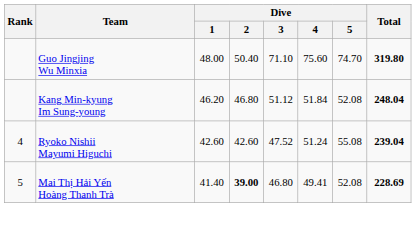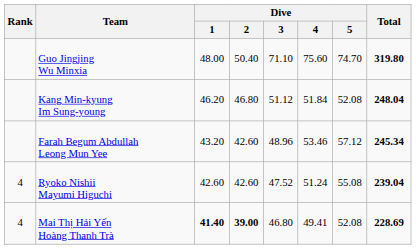+ row: (88, 147)
(20, 182) 5 -> (20, 223) 4
(212, 182) normal -> (212, 223) bold
